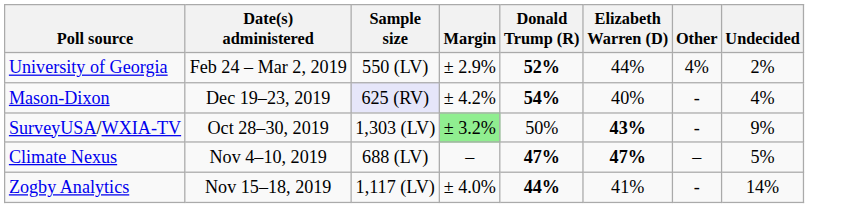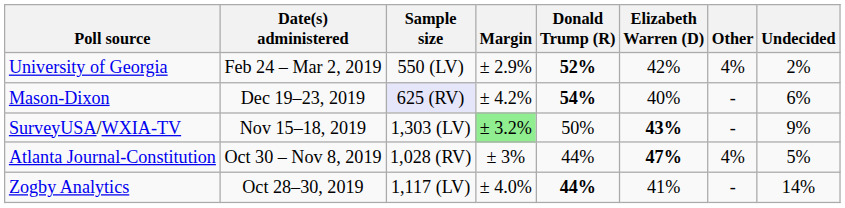(628, 67) 44% -> (664, 67) 42%
(763, 97) 4% -> (799, 97) 6%
(268, 127) Oct 28–30, 2019 -> (303, 127) Nov 15–18, 2019
- row: (63, 157)
+ row: (112, 157)
(268, 187) Nov 15–18, 2019 -> (303, 187) Oct 28–30, 2019
